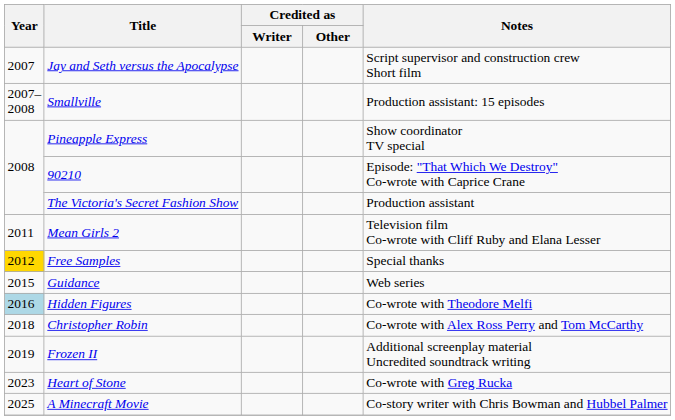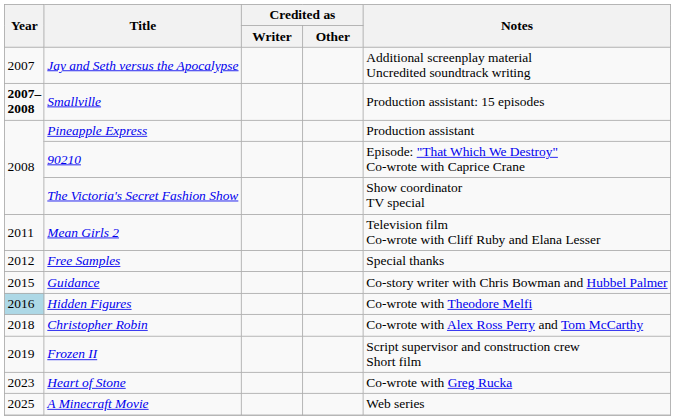(473, 65) Script supervisor and construction crew Short film -> (449, 65) Additional screenplay material Uncredited soundtrack writing
(24, 101) normal -> (24, 101) bold
(414, 138) Show coordinator TV special -> (420, 130) Production assistant
(420, 203) Production assistant -> (414, 195) Show coordinator TV special
(21, 261) gold background -> (21, 261) no background
(395, 282) Web series -> (517, 282) Co-story writer with Chris Bowman and Hubbel Palmer
(449, 354) Additional screenplay material Uncredited soundtrack writing -> (473, 354) Script supervisor and construction crew Short film
(517, 404) Co-story writer with Chris Bowman and Hubbel Palmer -> (395, 404) Web series
